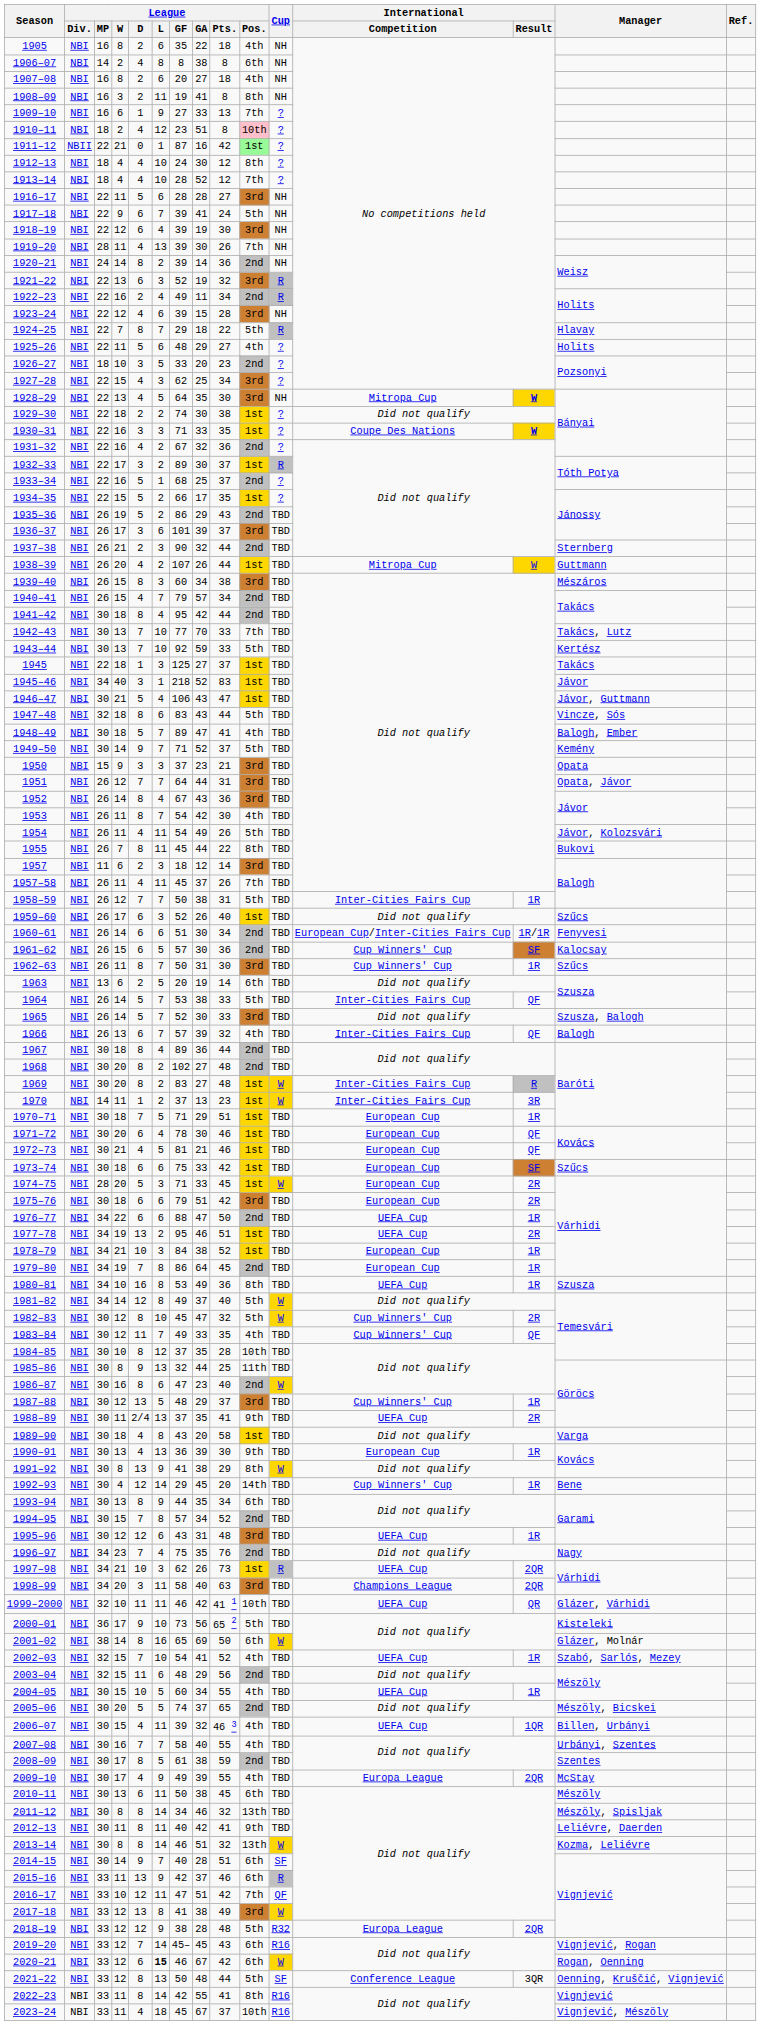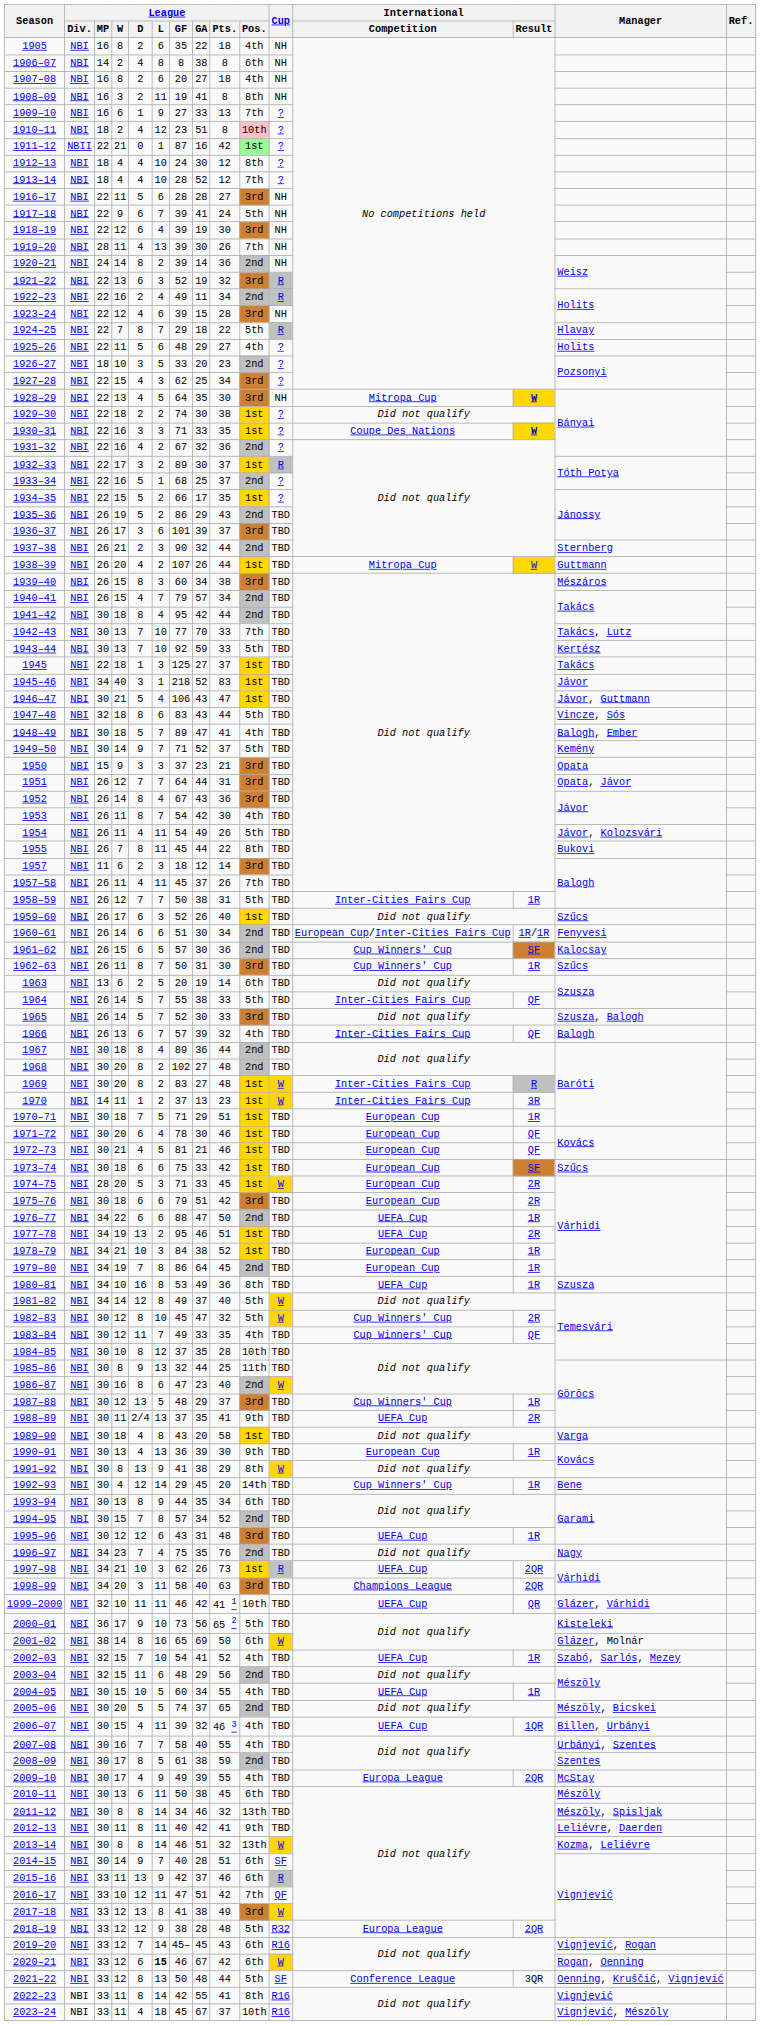(181, 1000) 53 -> (181, 1000) 55
